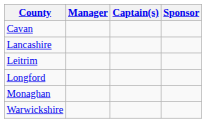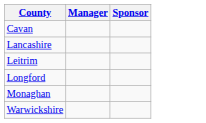- column: (136, 12)
